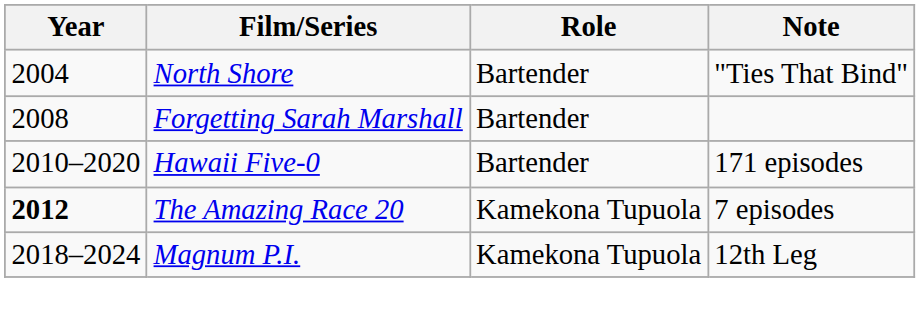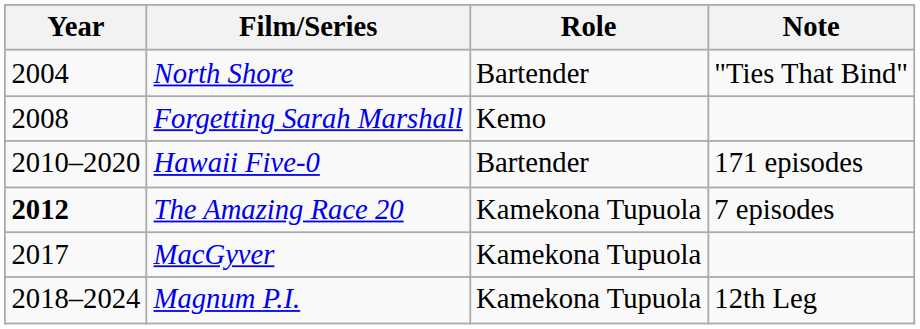(532, 118) Bartender -> (511, 118) Kemo
+ row: (214, 254)
